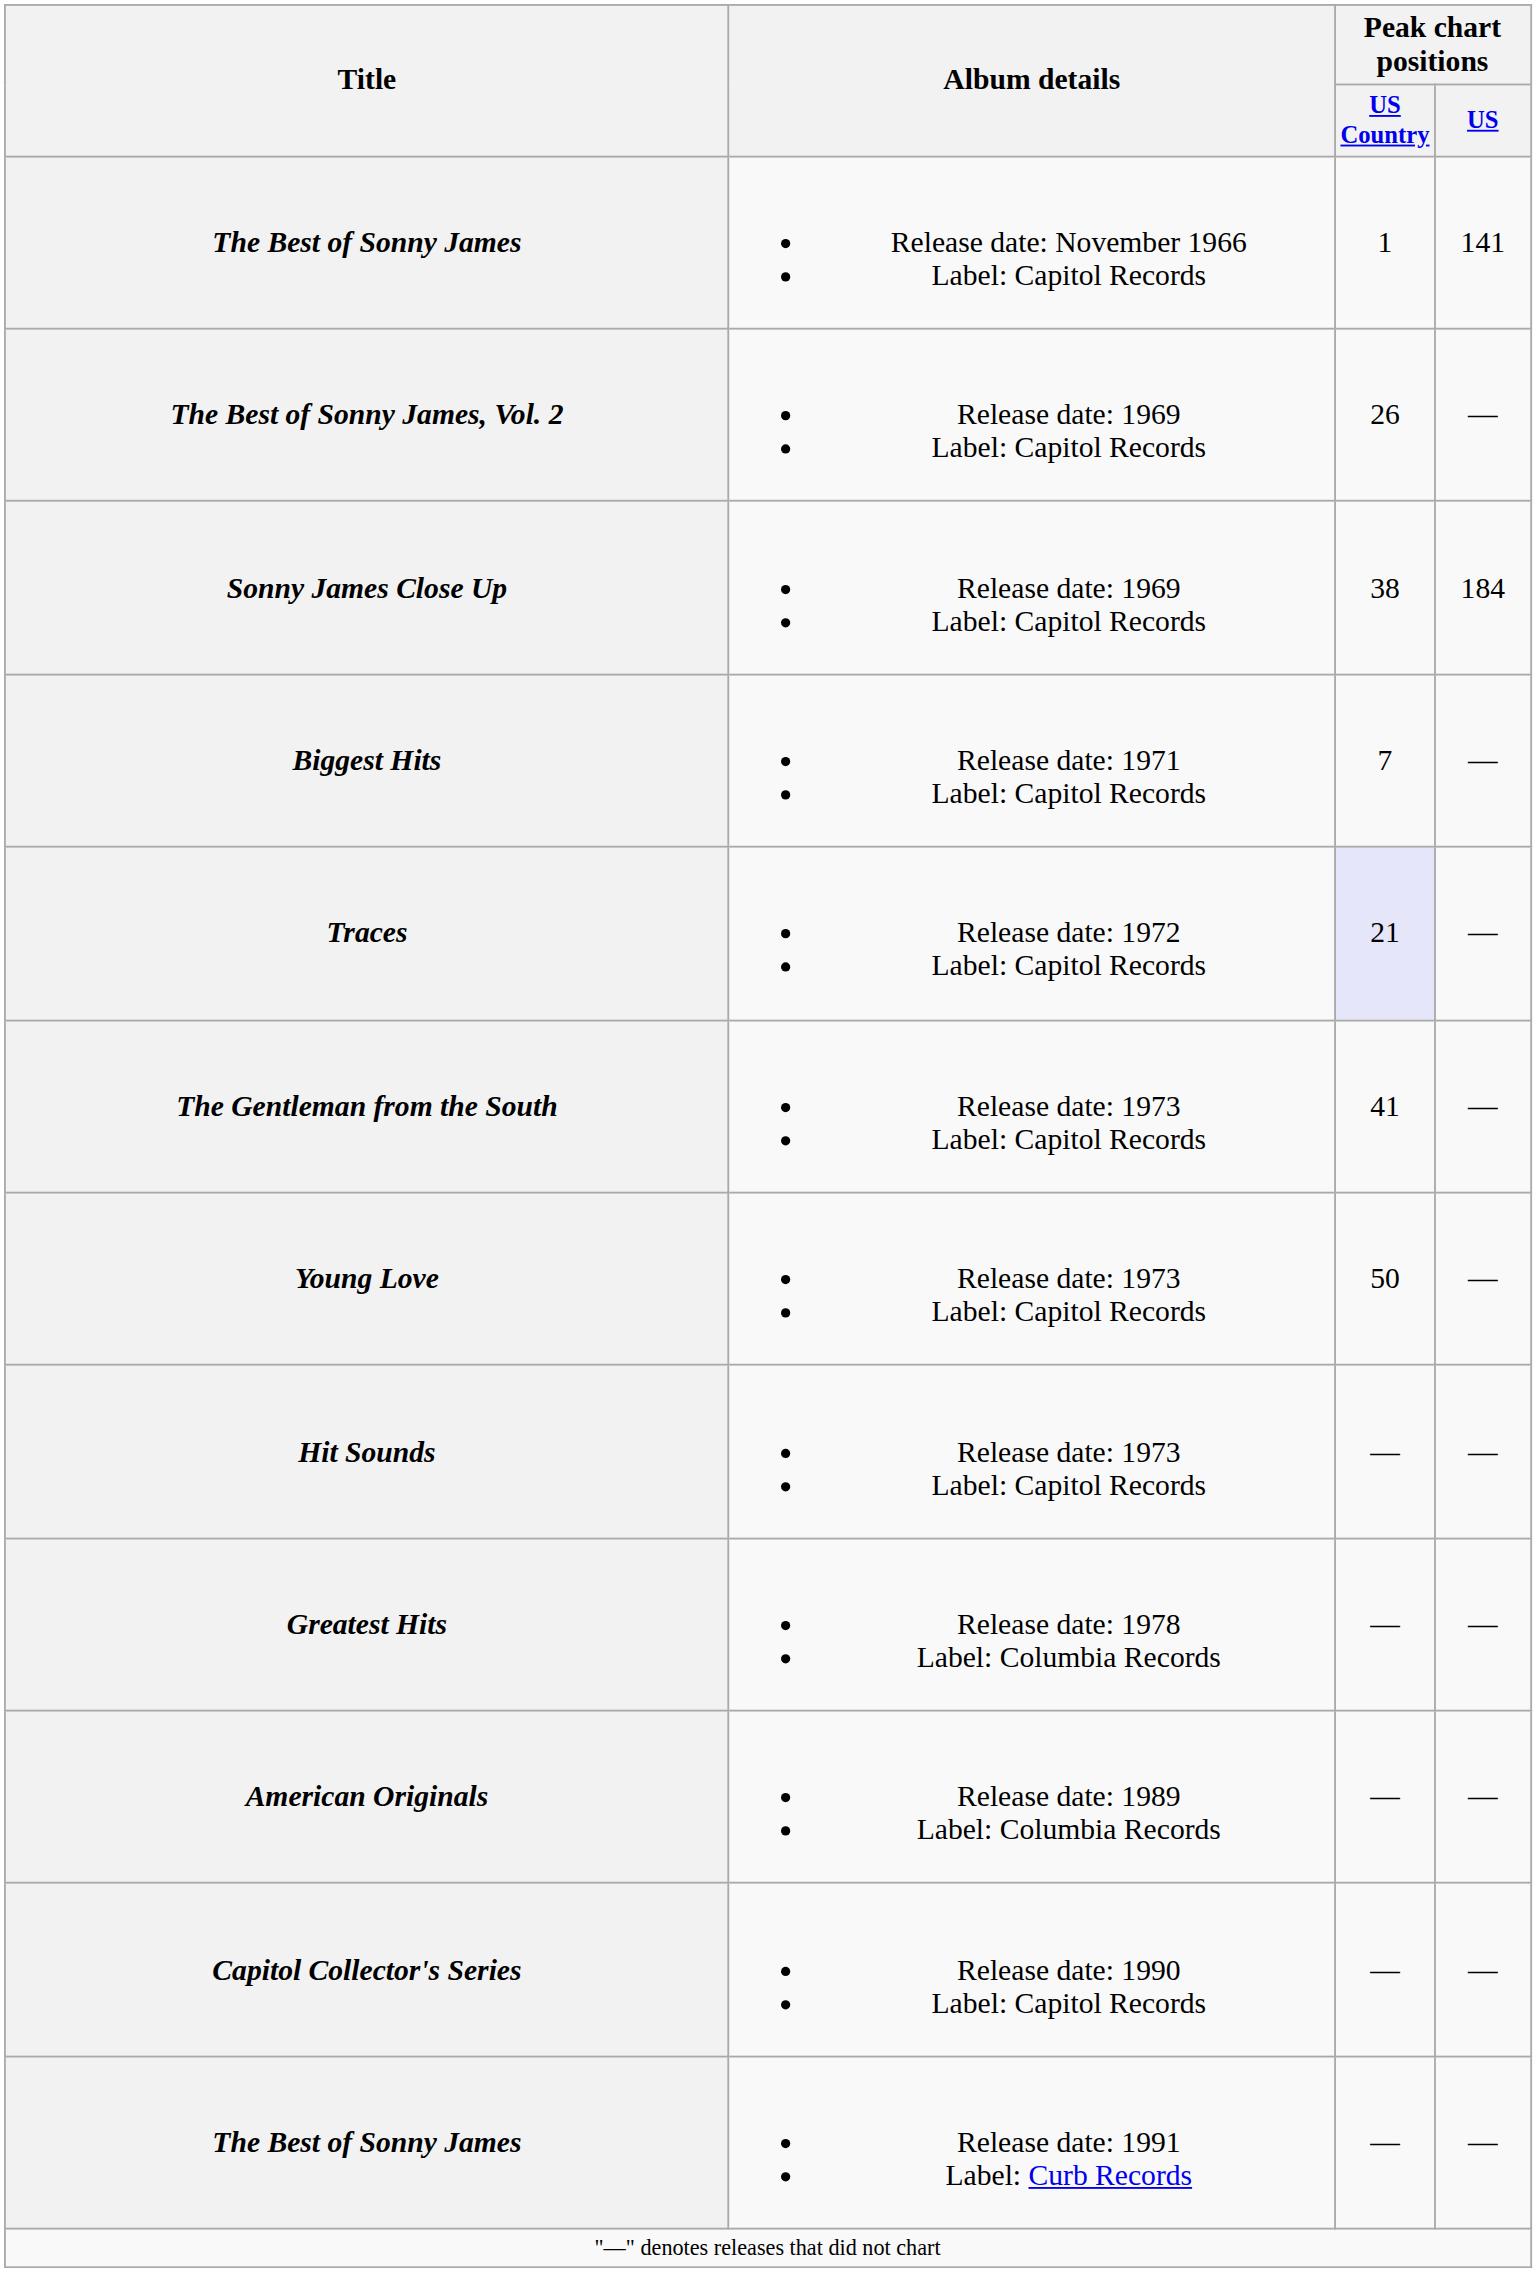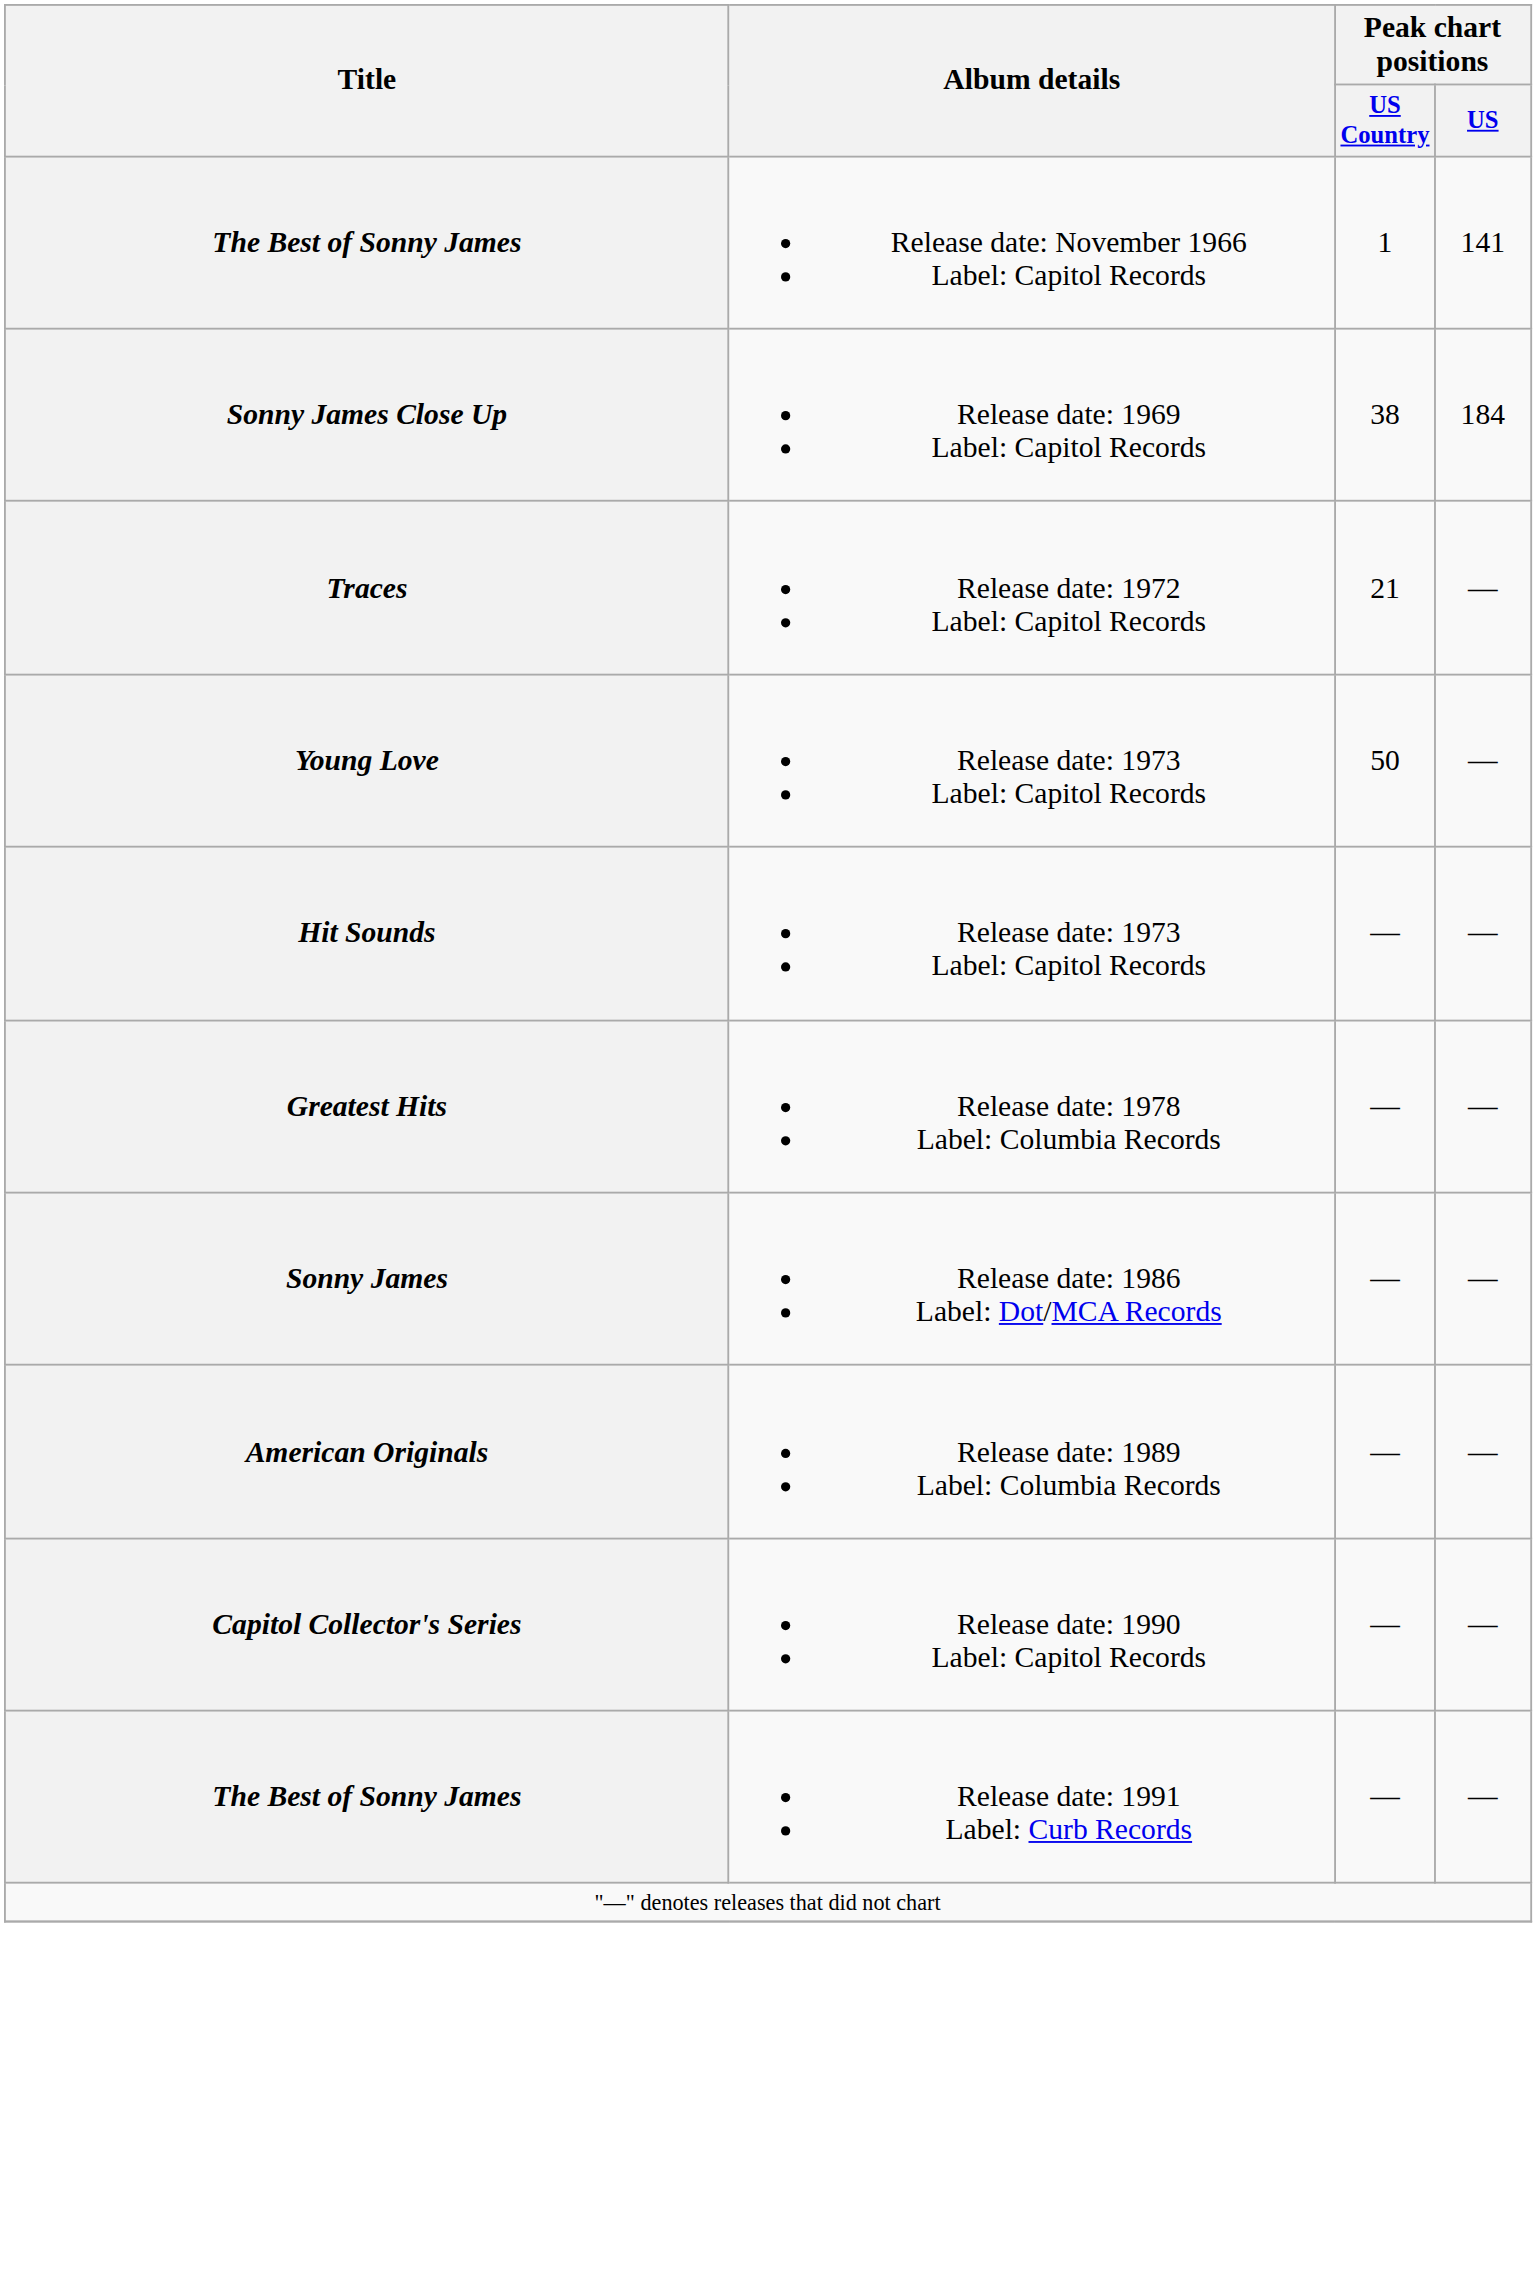- row: (367, 414)
- row: (367, 760)
(1385, 932) lavender background -> (1385, 587) no background
- row: (367, 1105)
+ row: (367, 1278)
